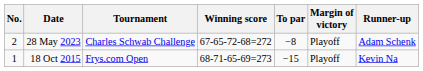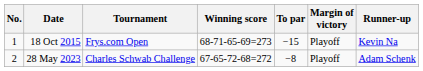rows swapped: (56, 58) <-> (54, 41)
